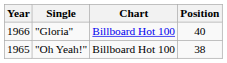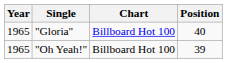(18, 31) 1966 -> (18, 31) 1965
(200, 49) 38 -> (200, 49) 39
